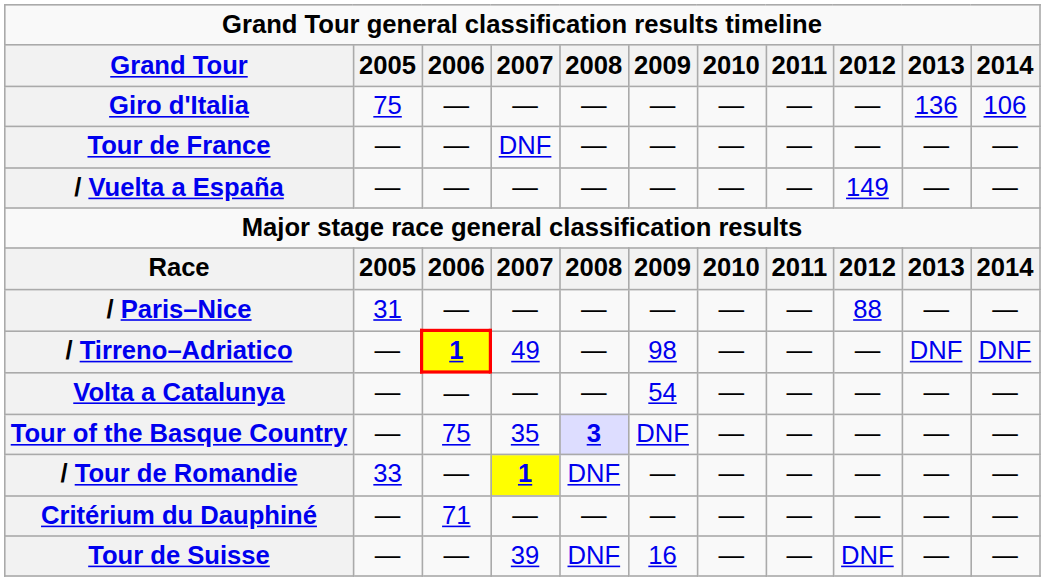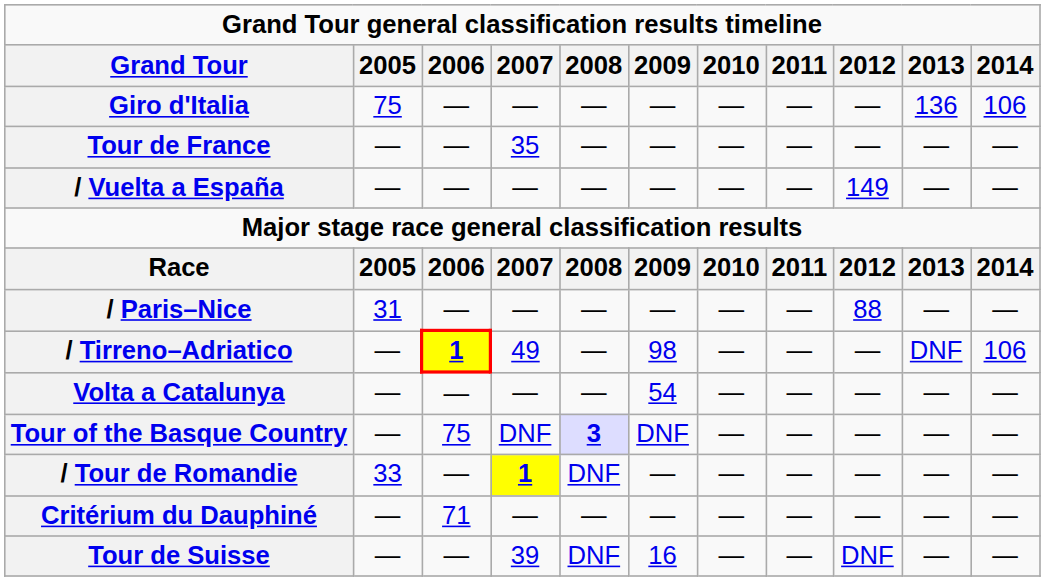(525, 146) DNF -> (525, 146) 35
(1005, 351) DNF -> (1005, 351) 106
(525, 434) 35 -> (525, 434) DNF
